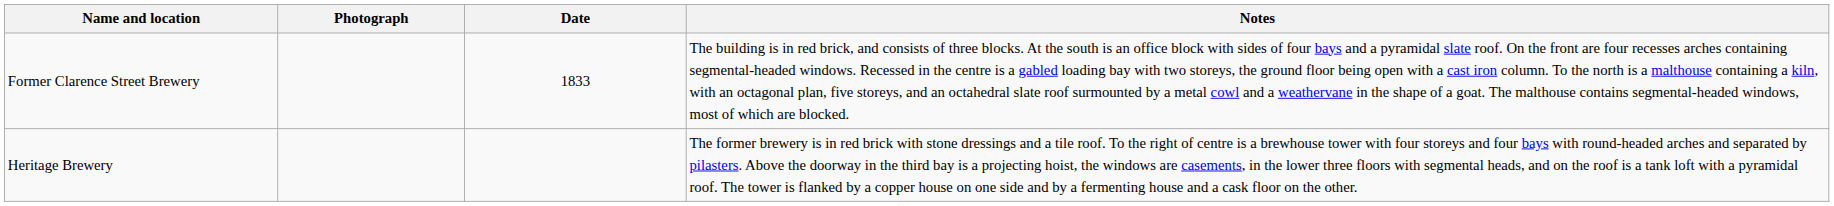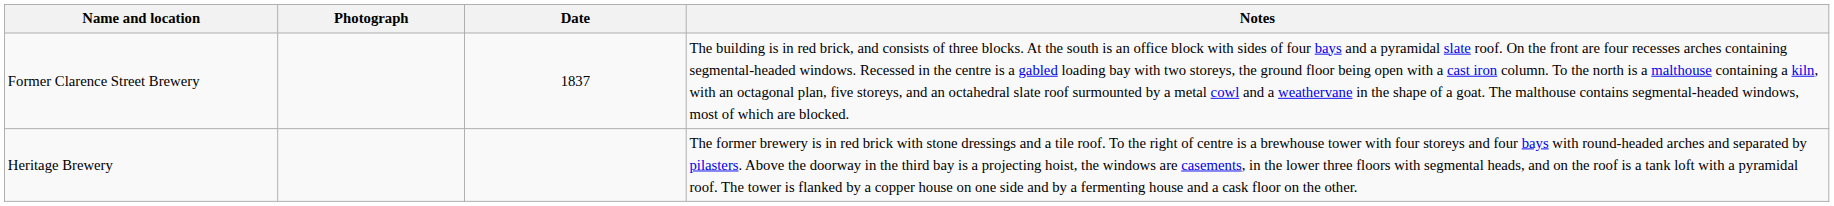(575, 80) 1833 -> (575, 80) 1837
